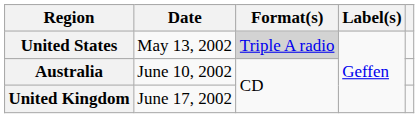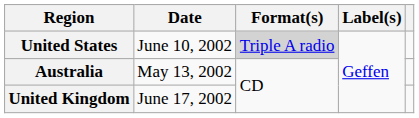(185, 44) May 13, 2002 -> (185, 44) June 10, 2002
(185, 71) June 10, 2002 -> (185, 71) May 13, 2002
